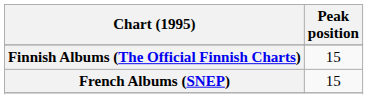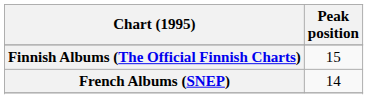(333, 81) 15 -> (333, 81) 14
